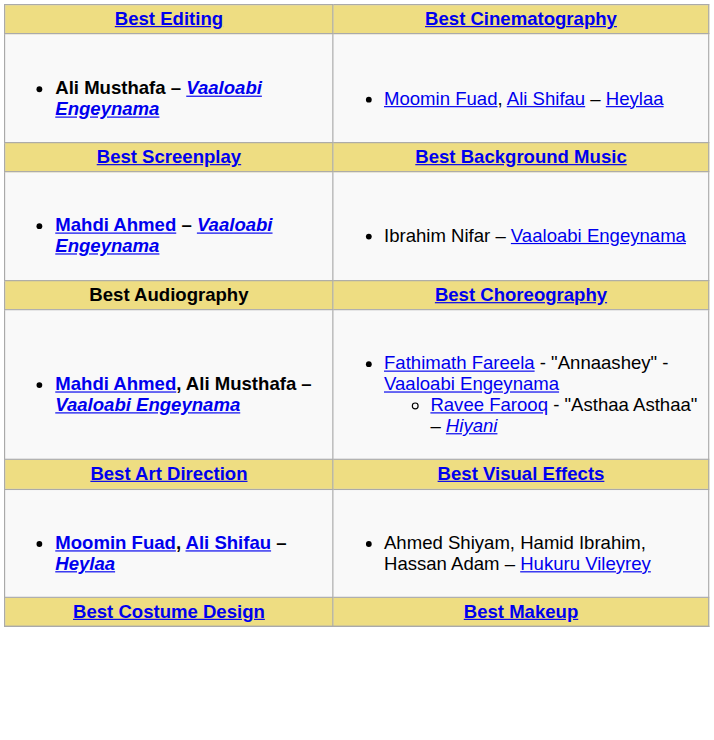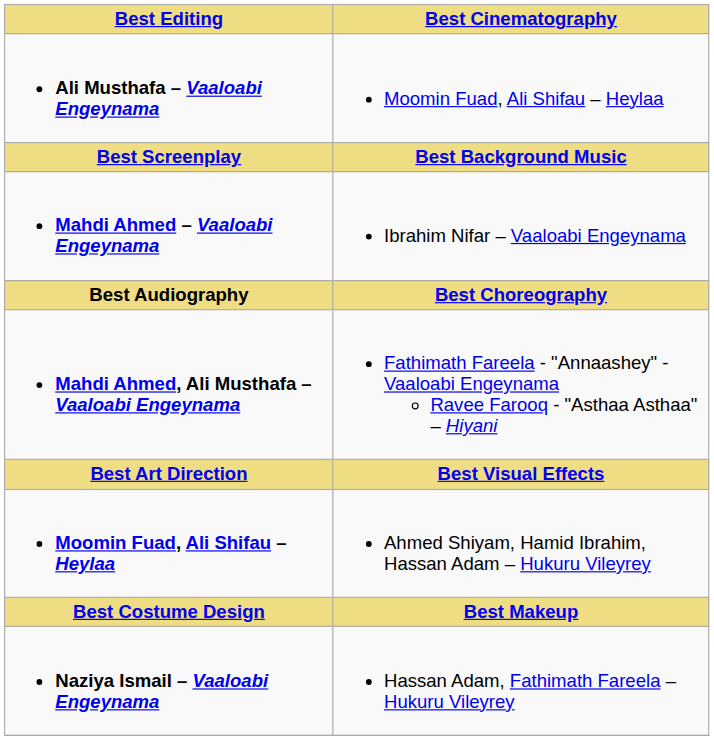+ row: (169, 691)
